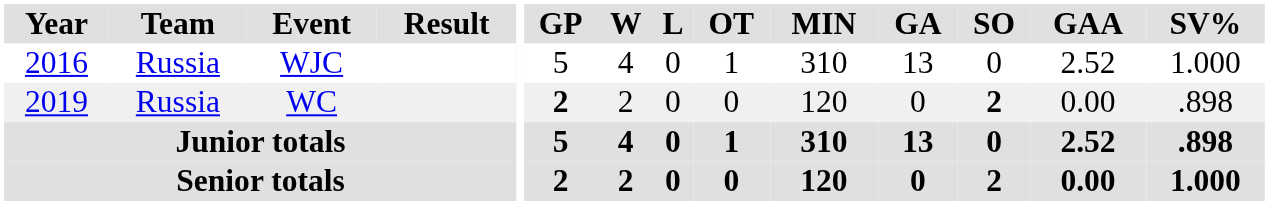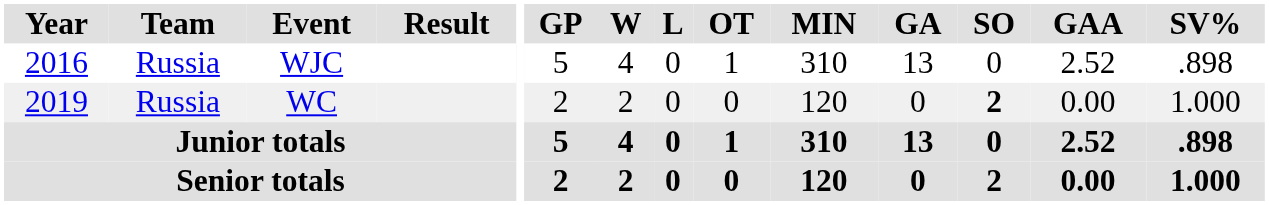(1205, 62) 1.000 -> (1205, 62) .898
(561, 102) bold -> (561, 102) normal
(1205, 102) .898 -> (1205, 102) 1.000
